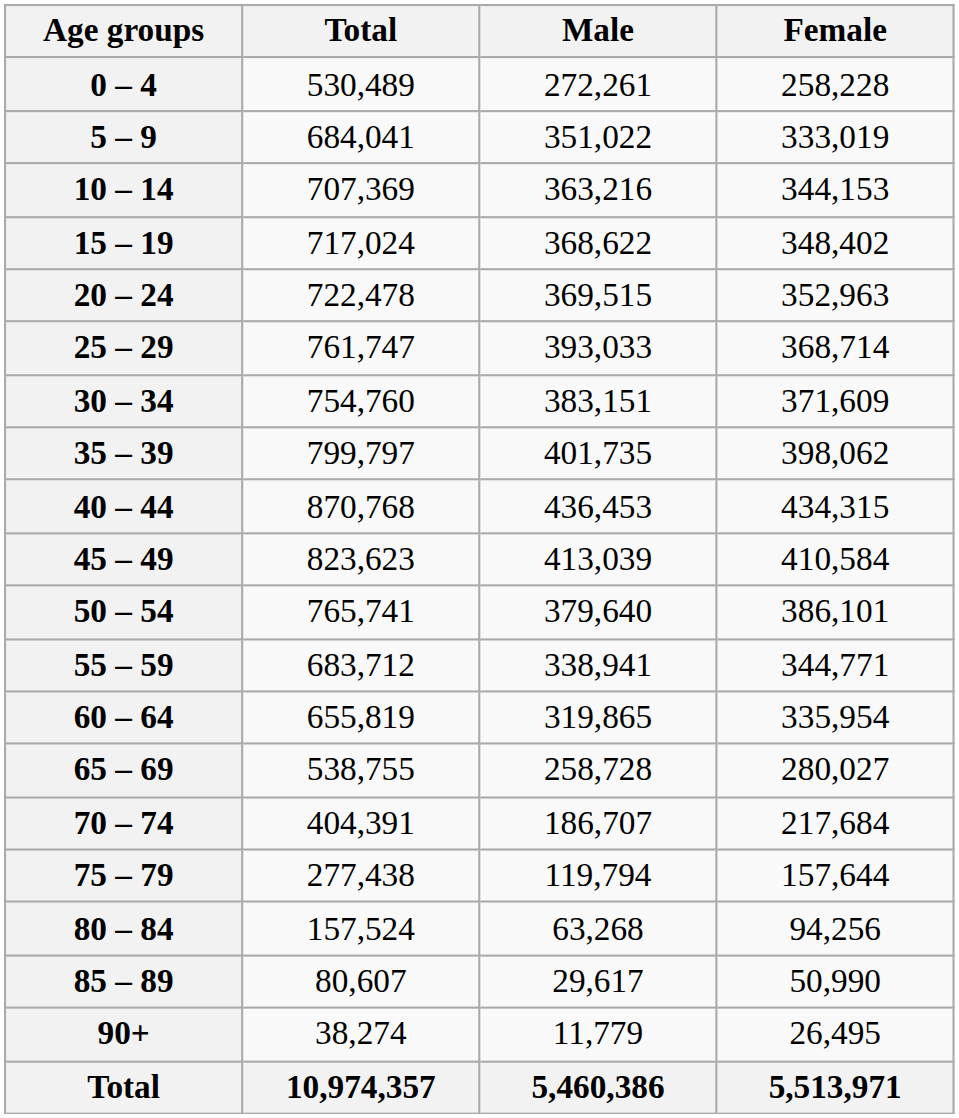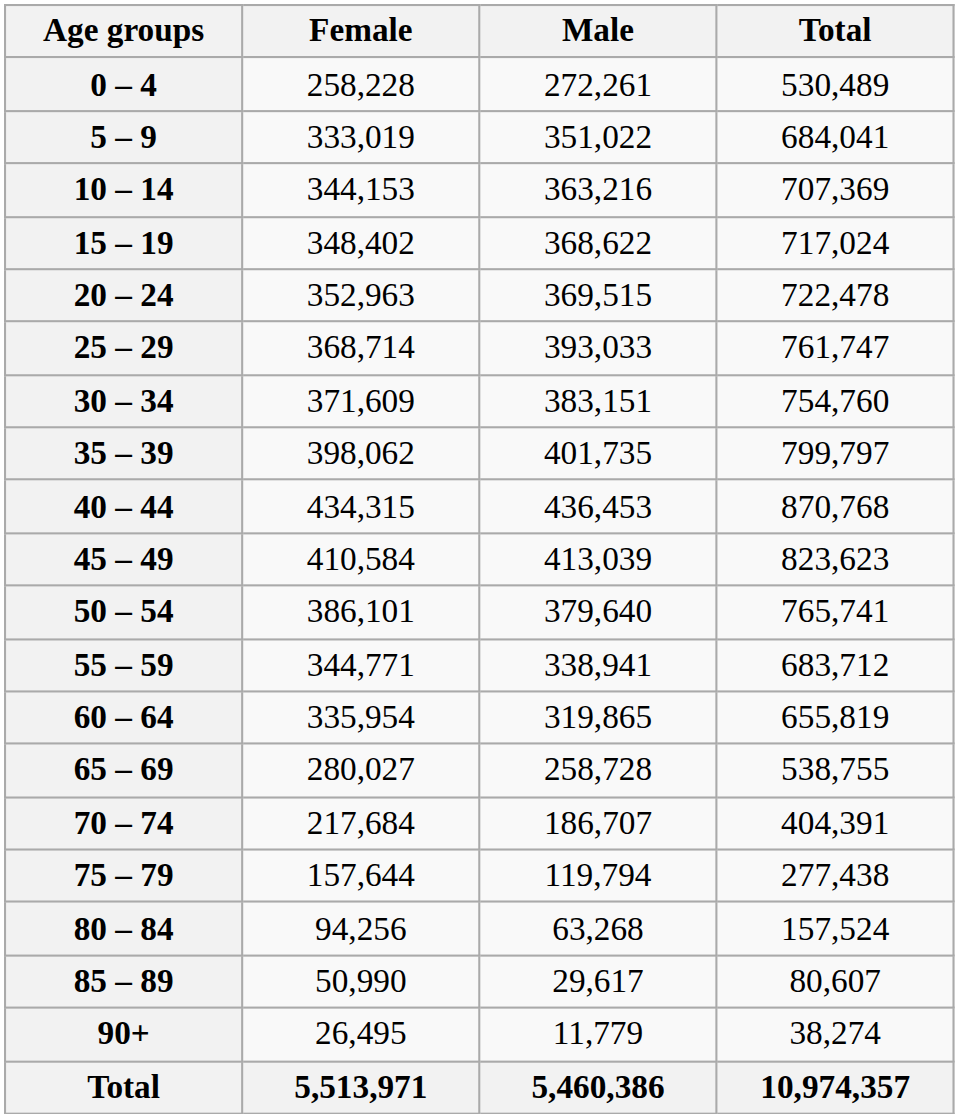columns swapped: (361, 30) <-> (835, 30)
